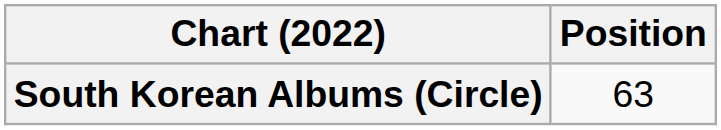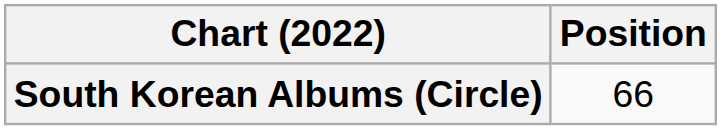(633, 93) 63 -> (633, 93) 66
